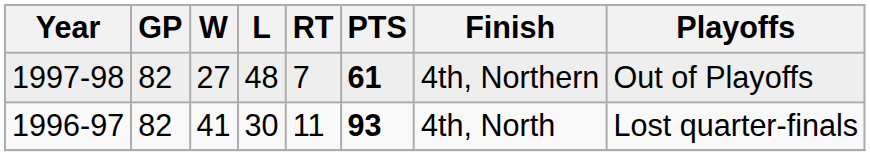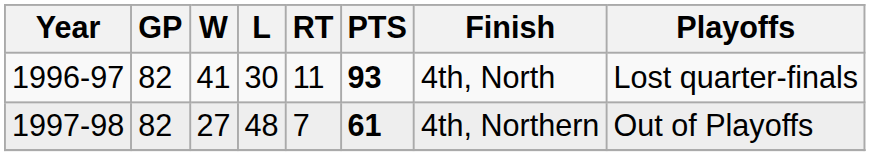rows swapped: (68, 125) <-> (68, 77)
